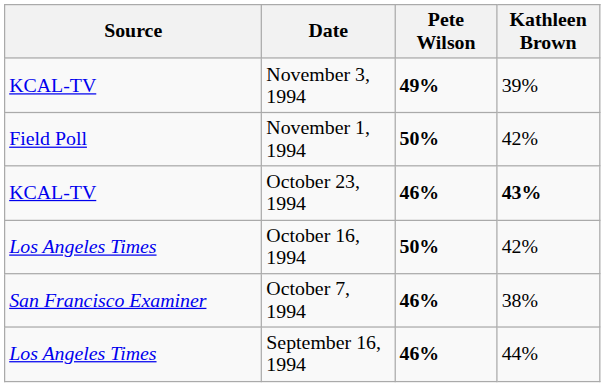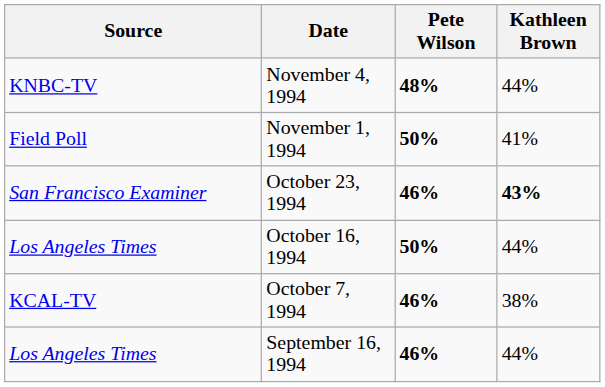+ row: (318, 85)
- row: (318, 85)
(520, 138) 42% -> (520, 138) 41%
(53, 192) KCAL-TV -> (108, 192) San Francisco Examiner
(520, 246) 42% -> (520, 246) 44%
(108, 300) San Francisco Examiner -> (53, 300) KCAL-TV
